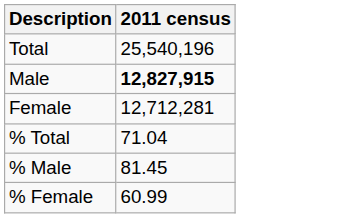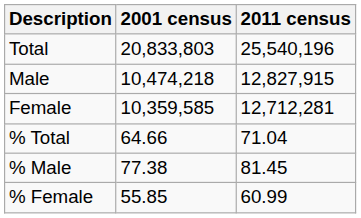+ column: (176, 19)
(167, 78) bold -> (287, 78) normal
